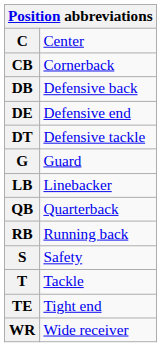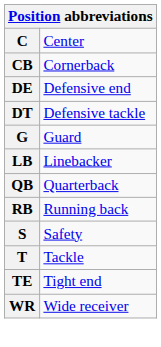- row: (22, 88)
